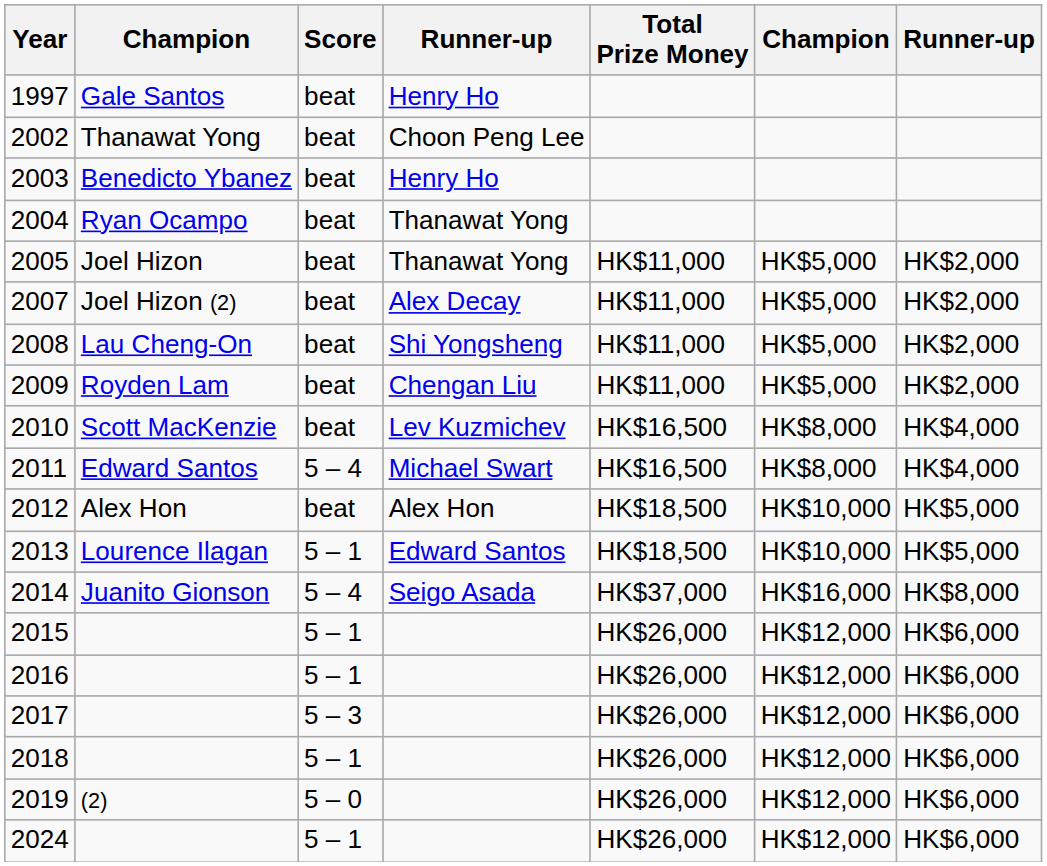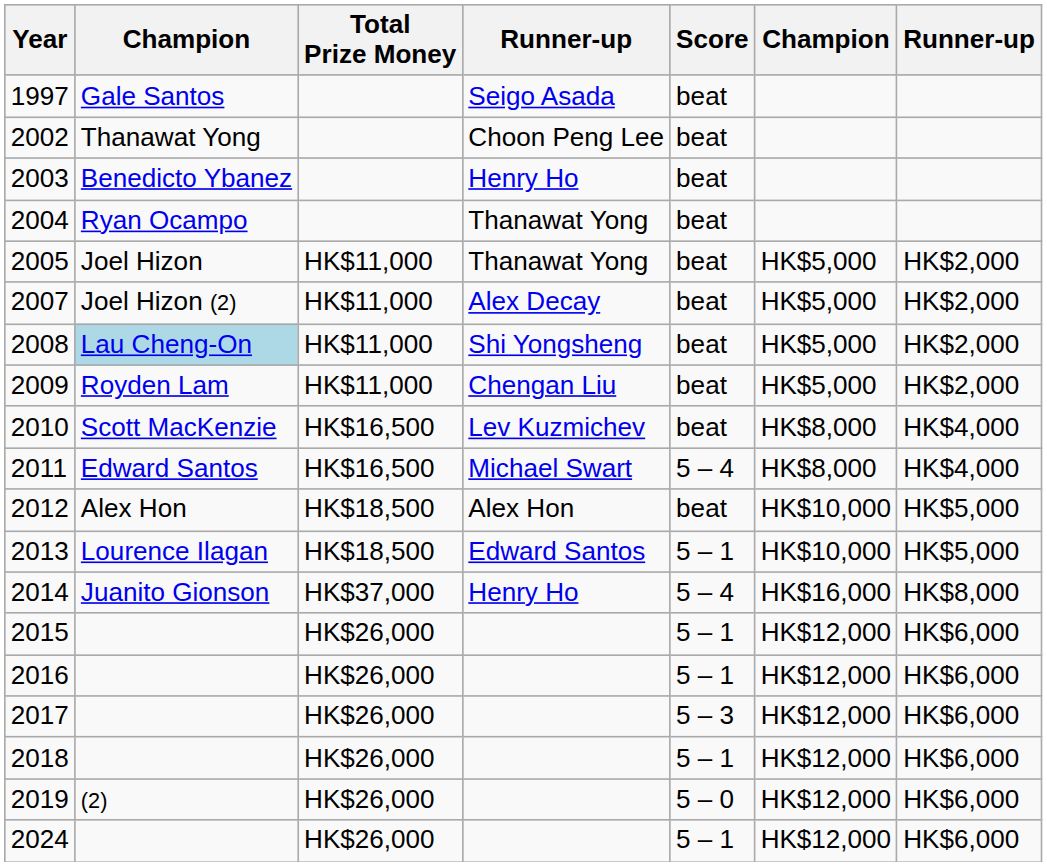columns swapped: (340, 39) <-> (673, 39)
(444, 95) Henry Ho -> (542, 95) Seigo Asada
(166, 344) no background -> (166, 344) lightblue background
(462, 592) Seigo Asada -> (523, 592) Henry Ho
